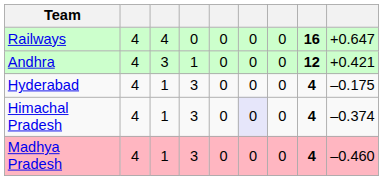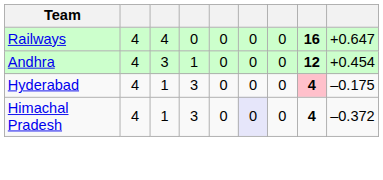(352, 62) +0.421 -> (352, 62) +0.454
(312, 85) no background -> (312, 85) pink background
(352, 116) –0.374 -> (352, 116) –0.372
- row: (35, 156)
